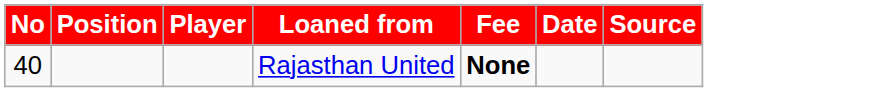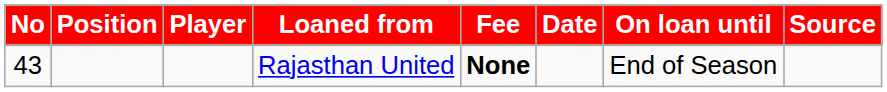+ column: (693, 24)
(28, 65) 40 -> (28, 65) 43
